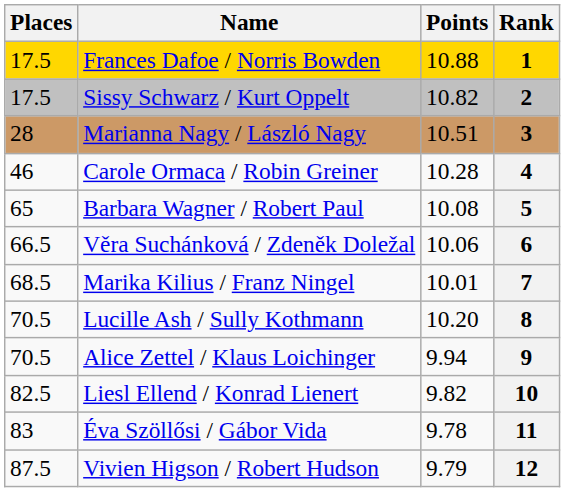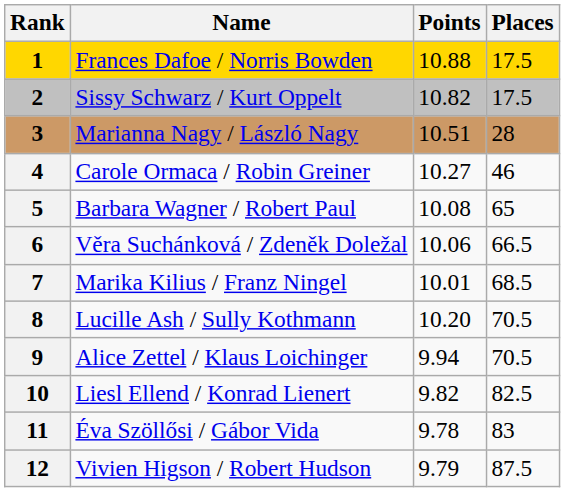columns swapped: (526, 23) <-> (41, 23)
(452, 171) 10.28 -> (445, 171) 10.27
